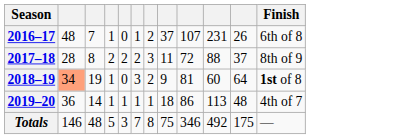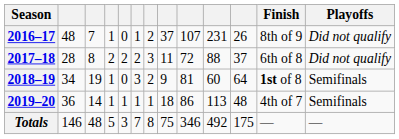+ column: (350, 15)
(281, 36) 6th of 8 -> (281, 36) 8th of 9
(281, 58) 8th of 9 -> (281, 58) 6th of 8
(68, 79) lightsalmon background -> (68, 79) no background
